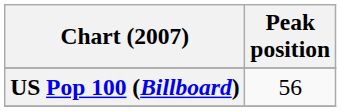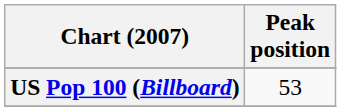(290, 86) 56 -> (290, 86) 53
